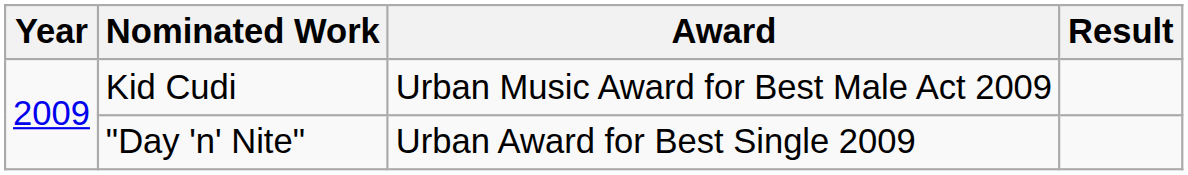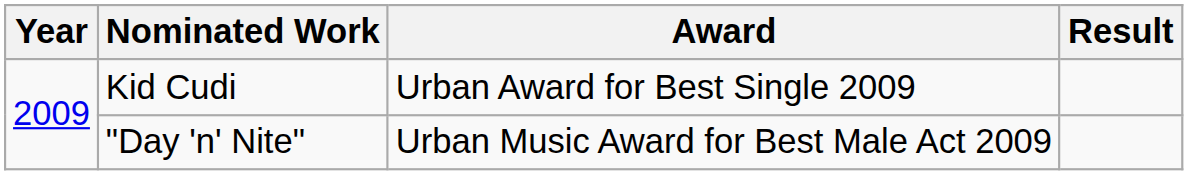(724, 86) Urban Music Award for Best Male Act 2009 -> (656, 86) Urban Award for Best Single 2009
(656, 141) Urban Award for Best Single 2009 -> (724, 141) Urban Music Award for Best Male Act 2009
